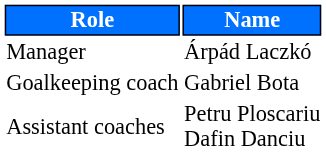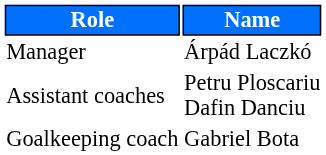rows swapped: (86, 126) <-> (92, 82)
